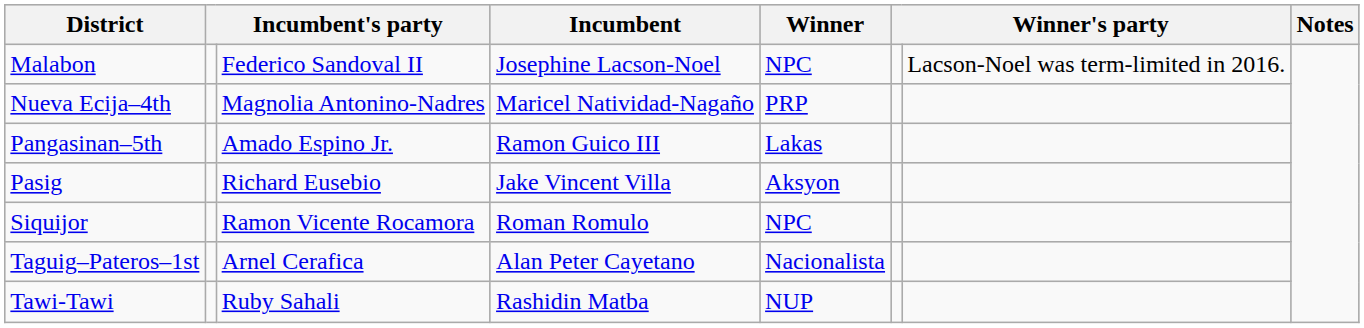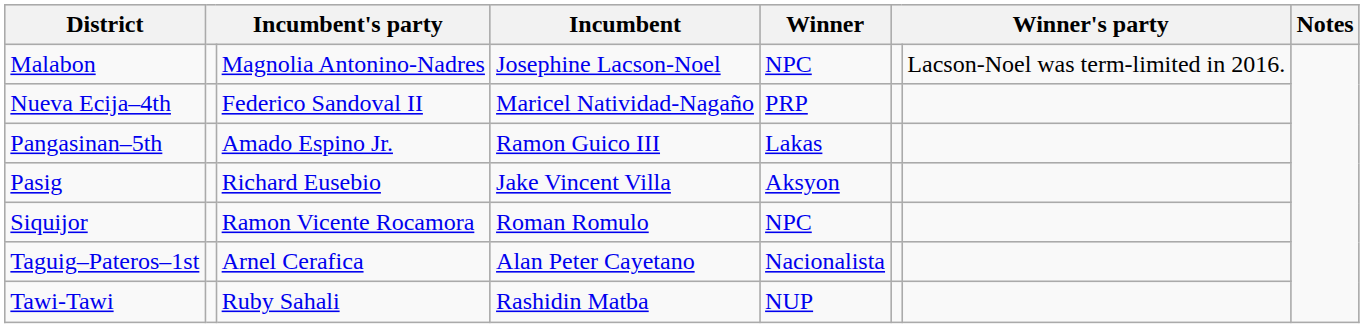(322, 64) Federico Sandoval II -> (353, 64) Magnolia Antonino-Nadres
(353, 103) Magnolia Antonino-Nadres -> (322, 103) Federico Sandoval II
